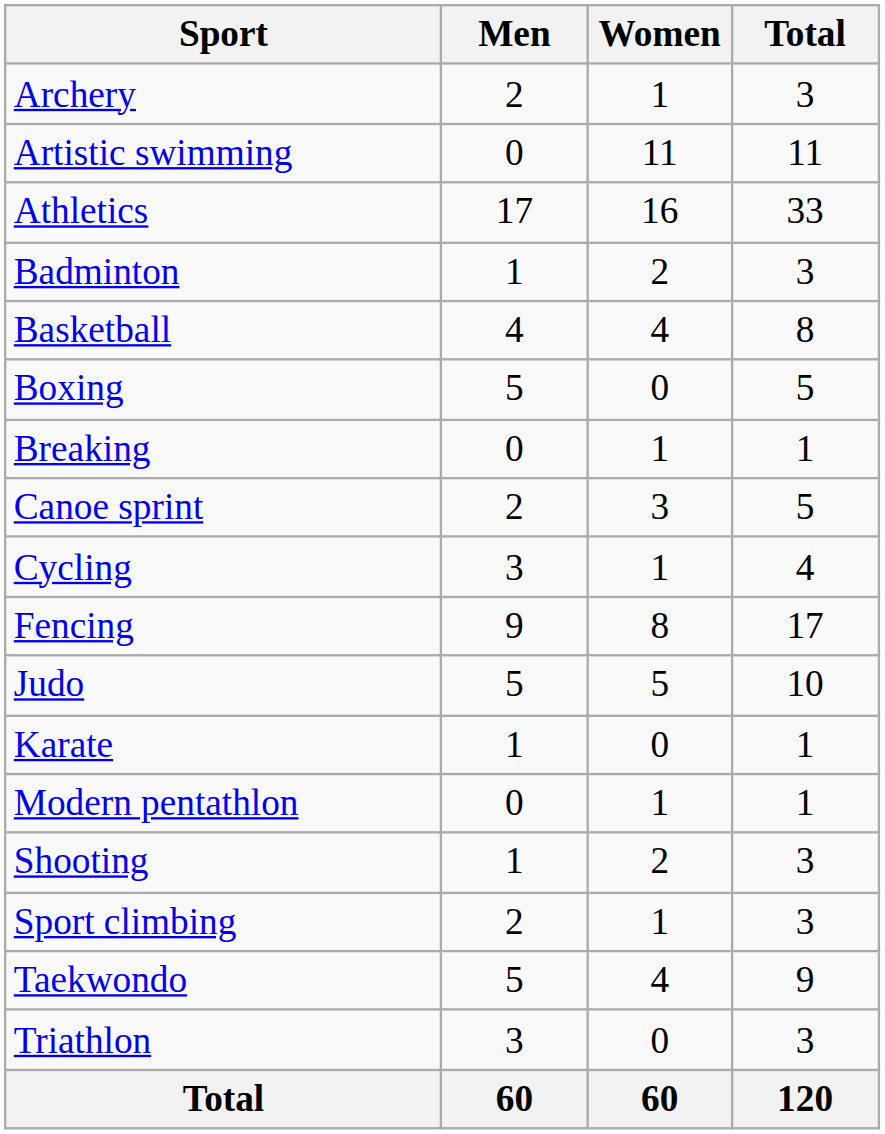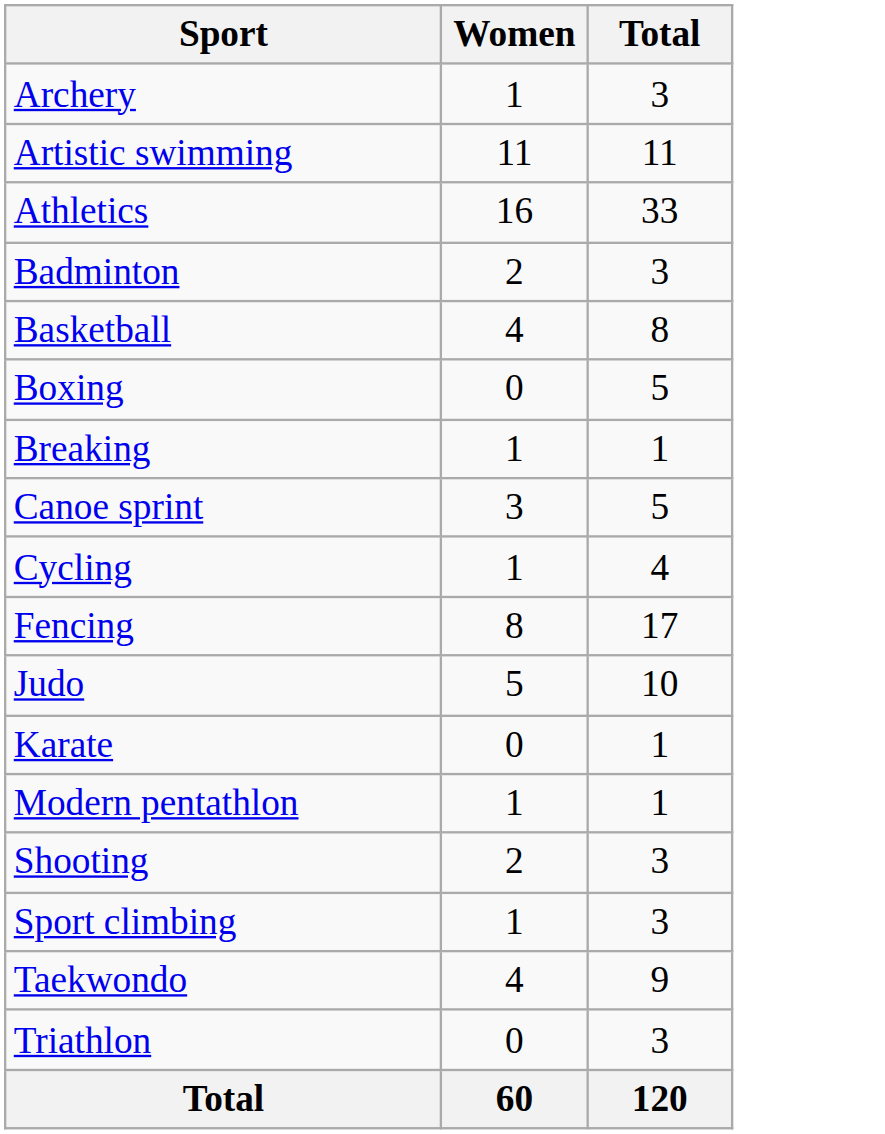- column: (514, 34)
